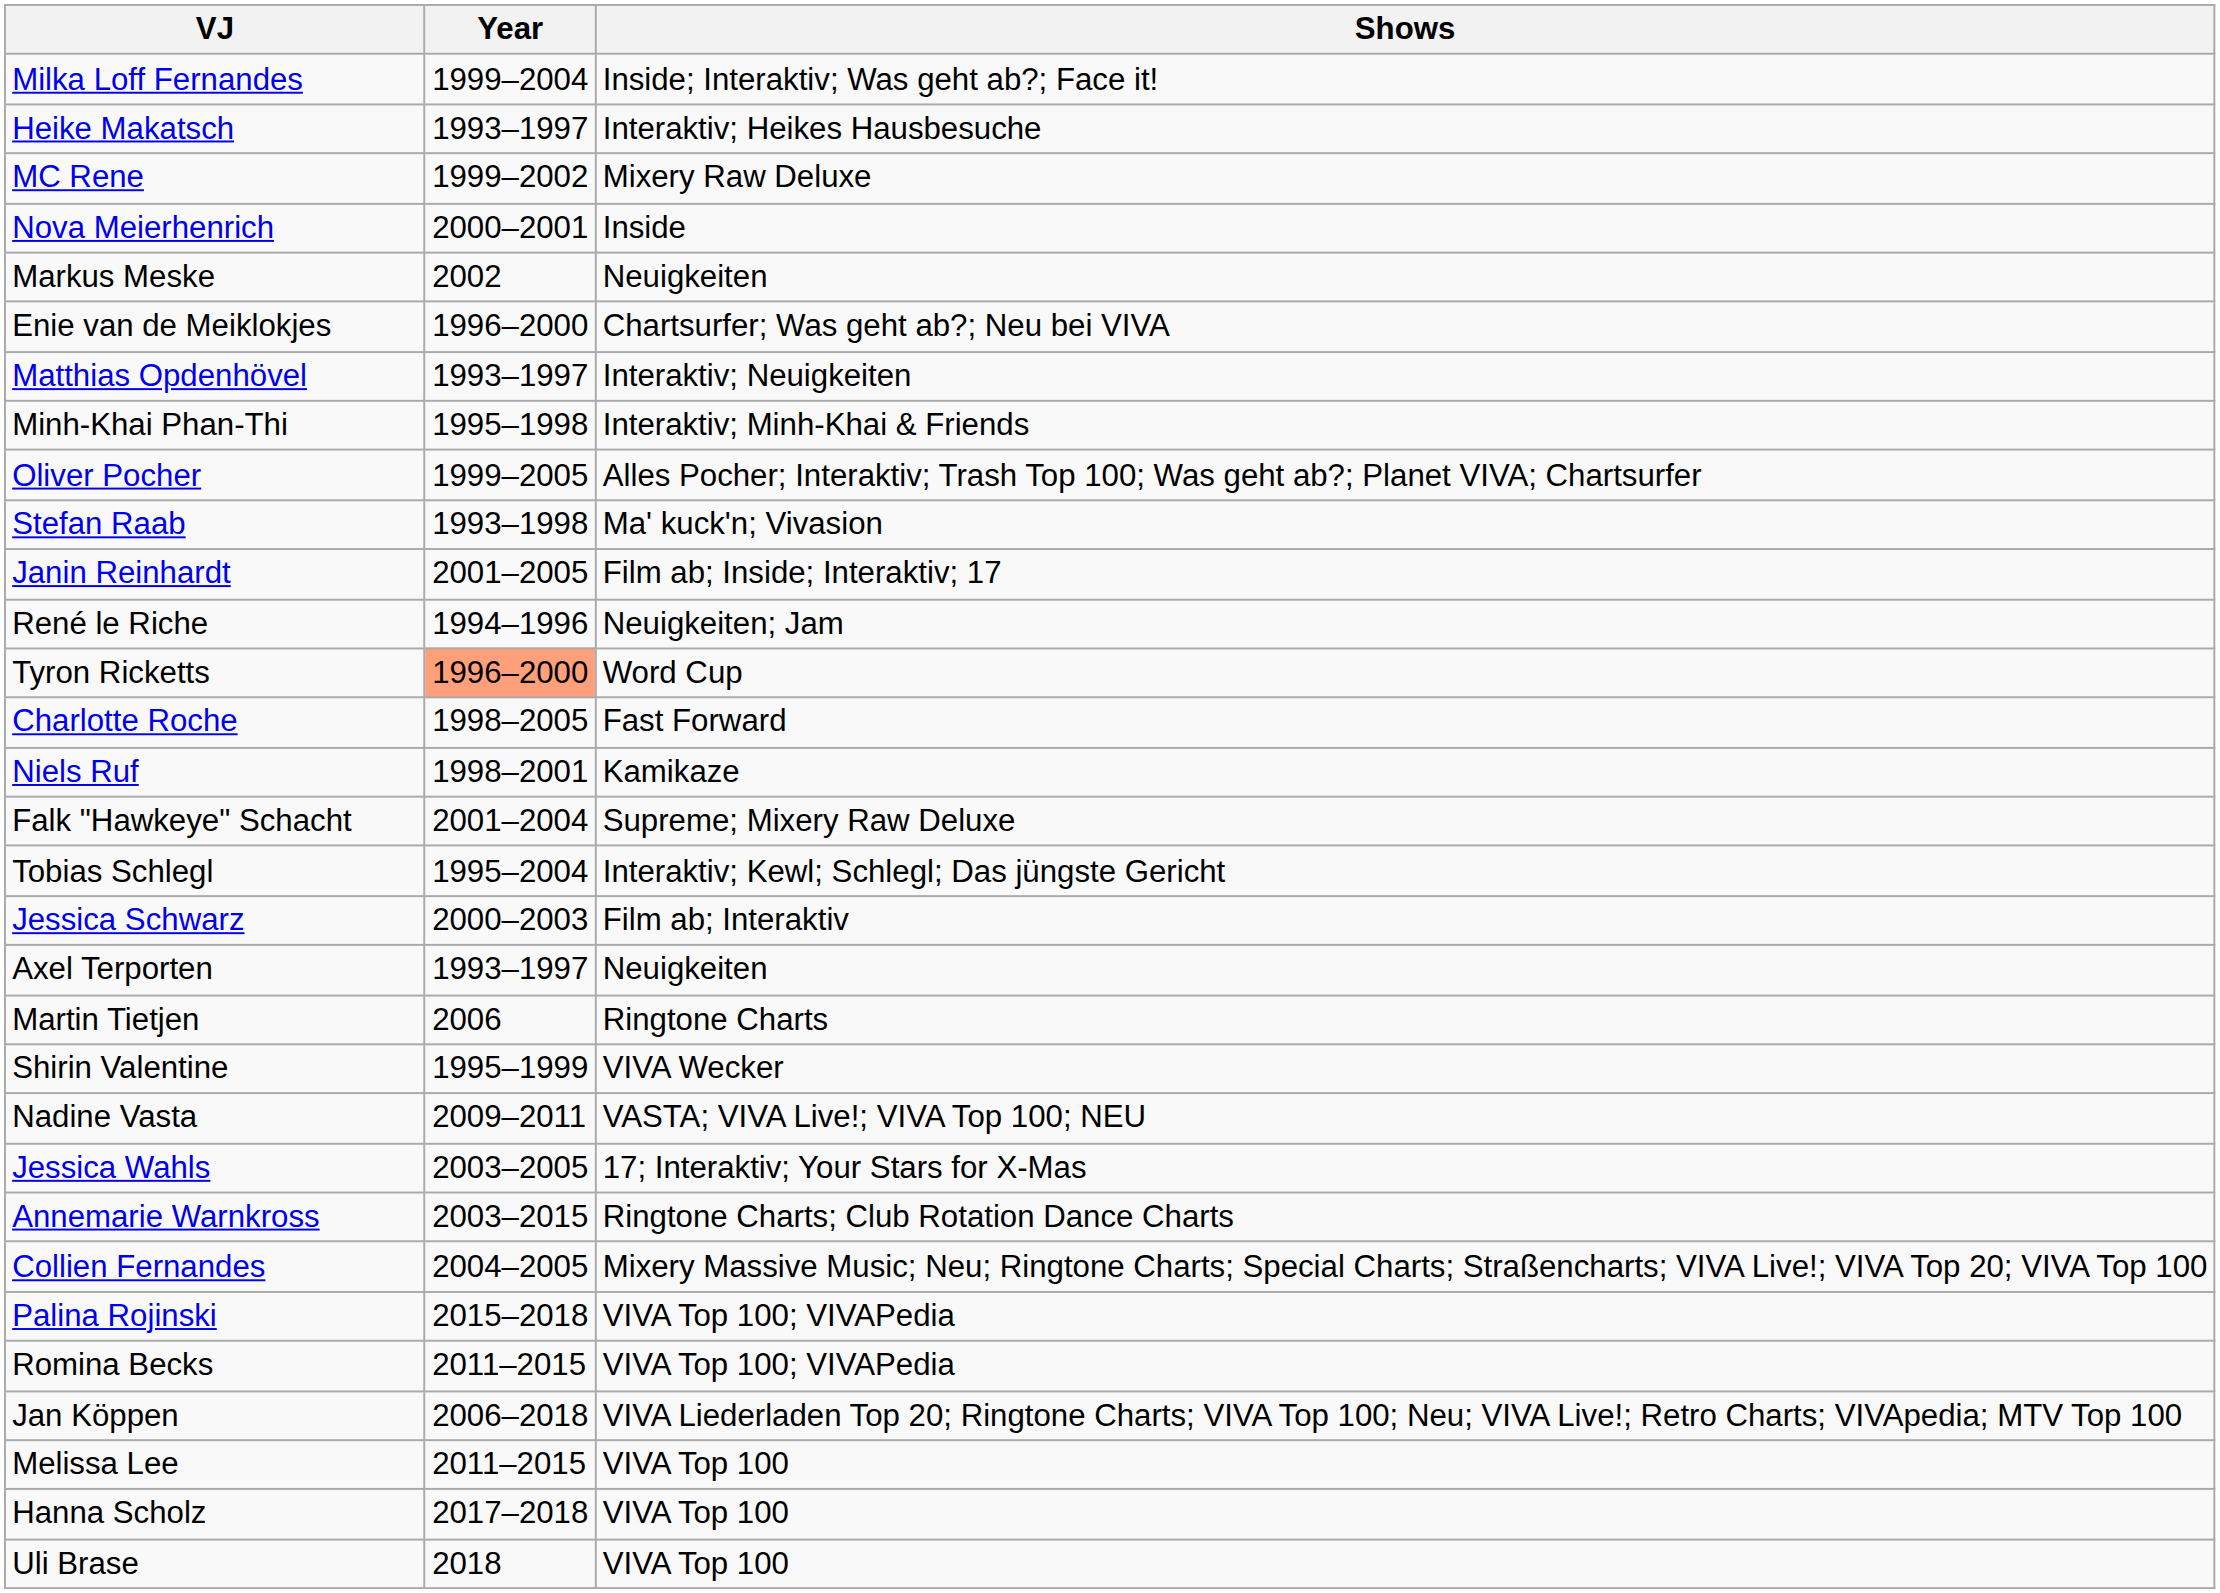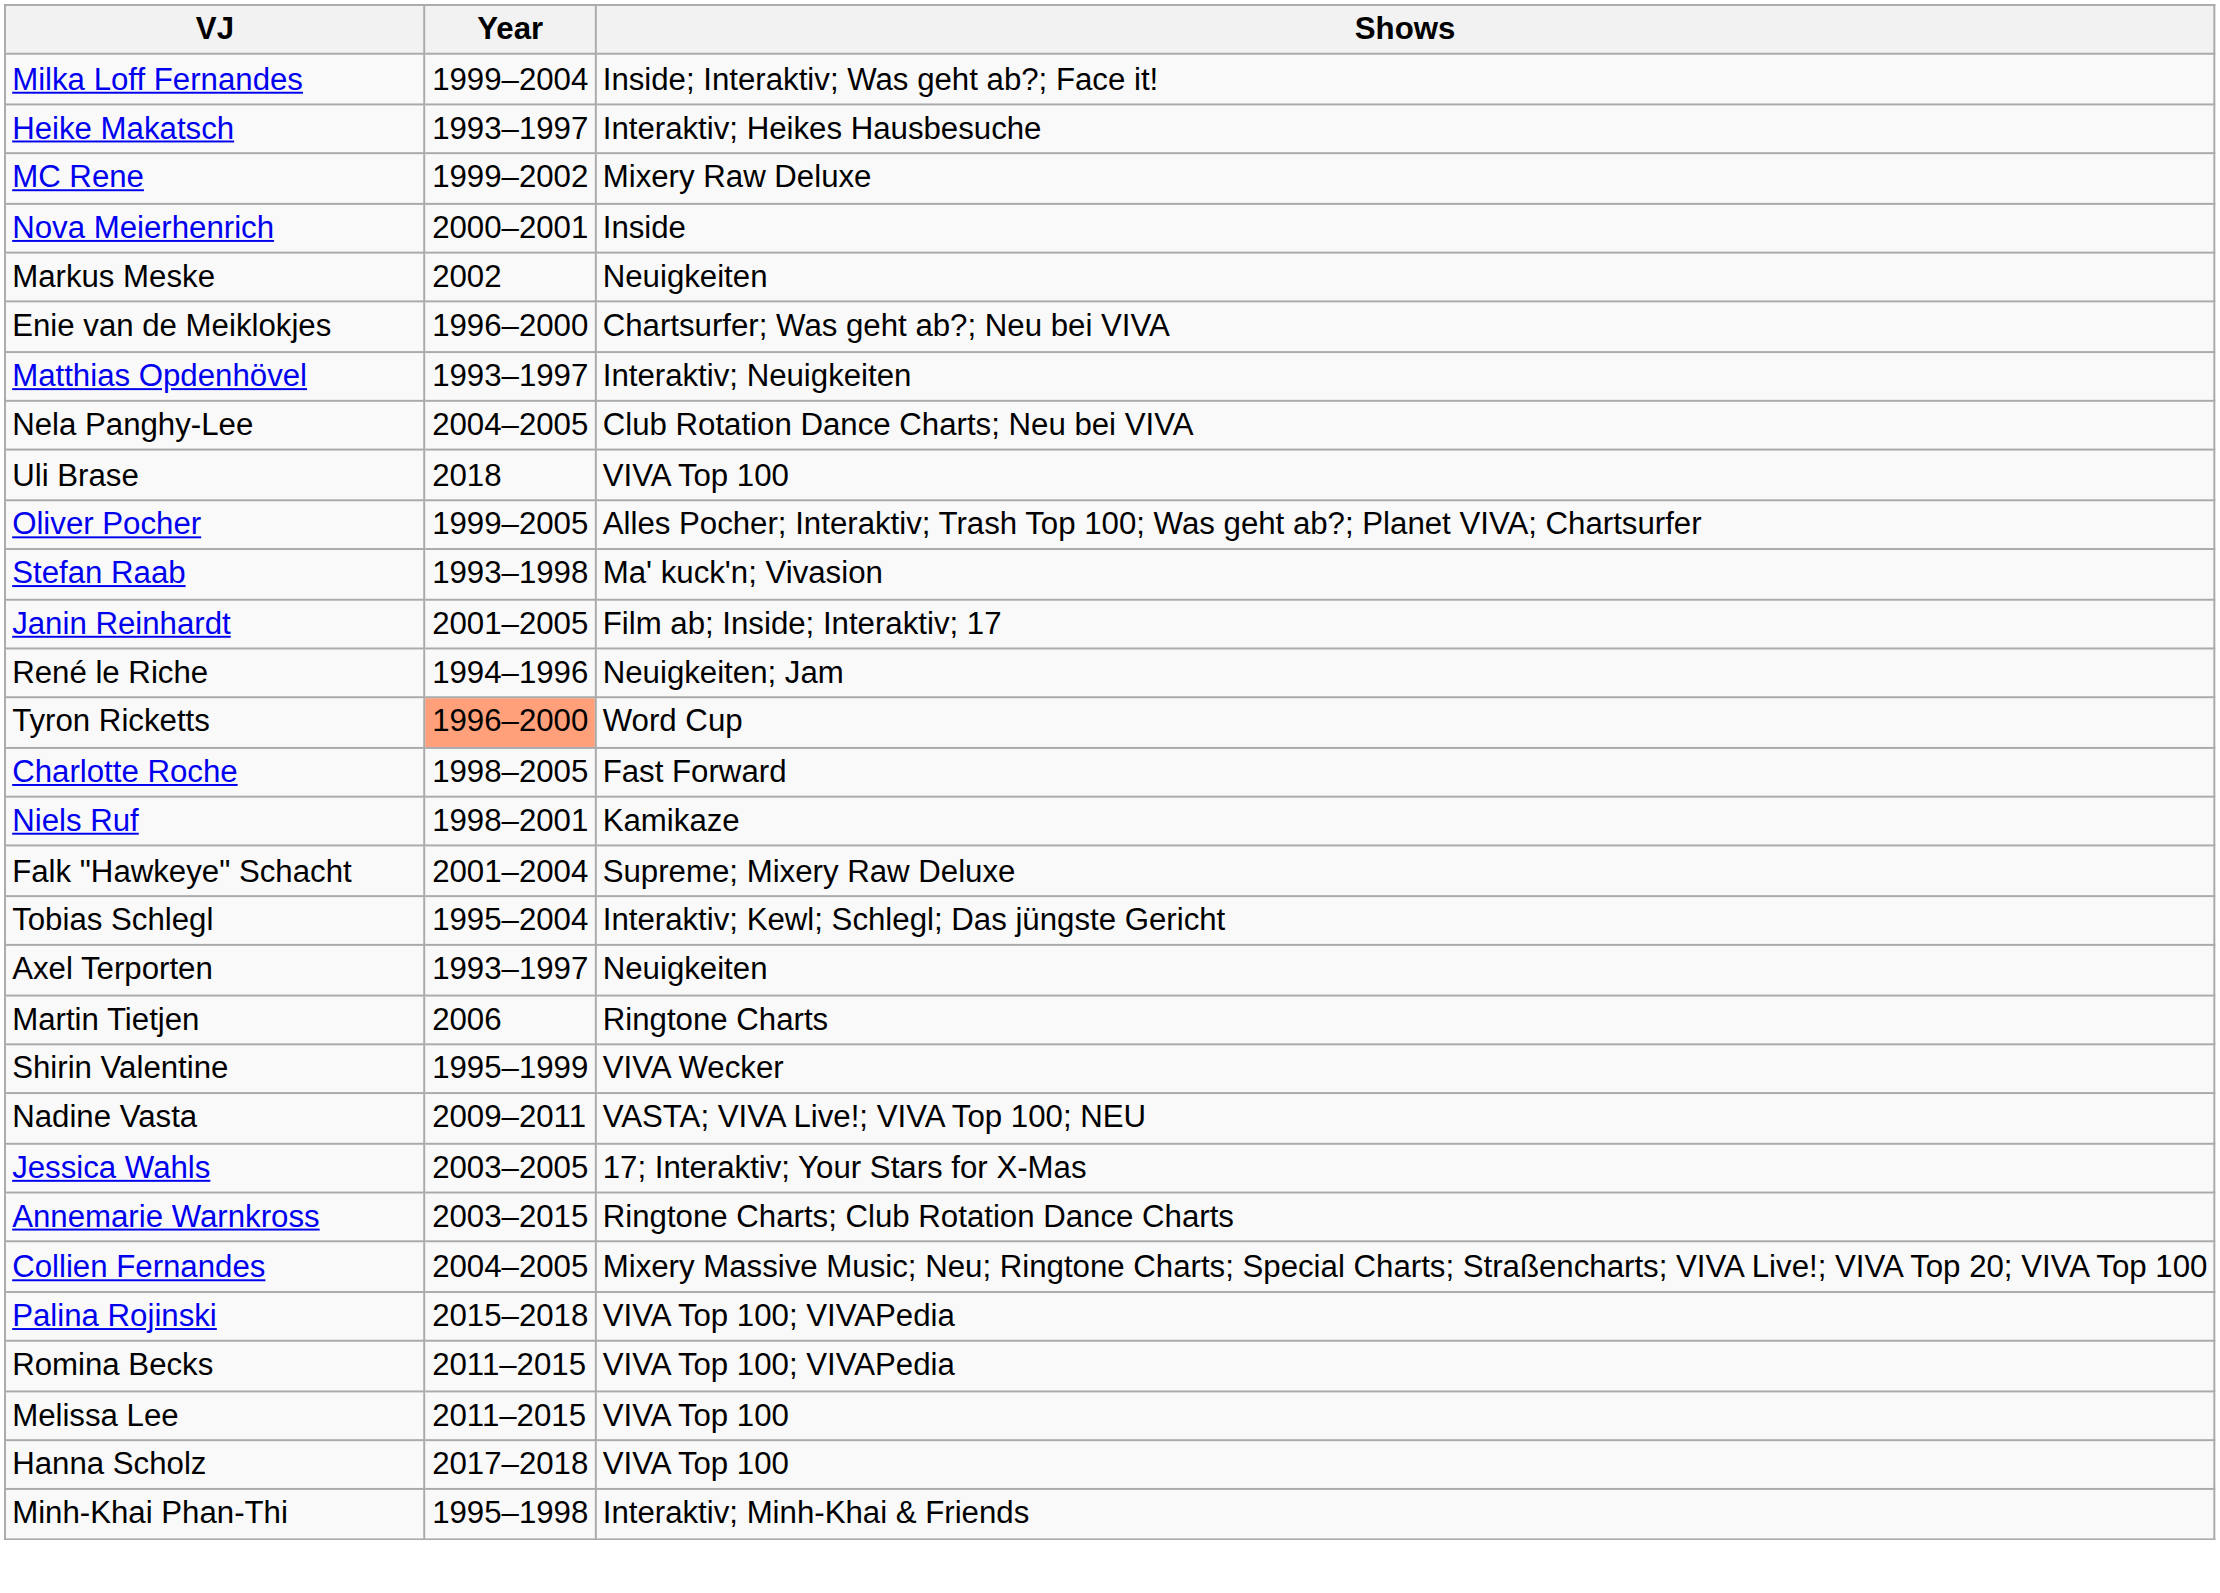+ row: (133, 425)
rows swapped: (150, 425) <-> (75, 1563)
- row: (128, 919)
- row: (95, 1414)
